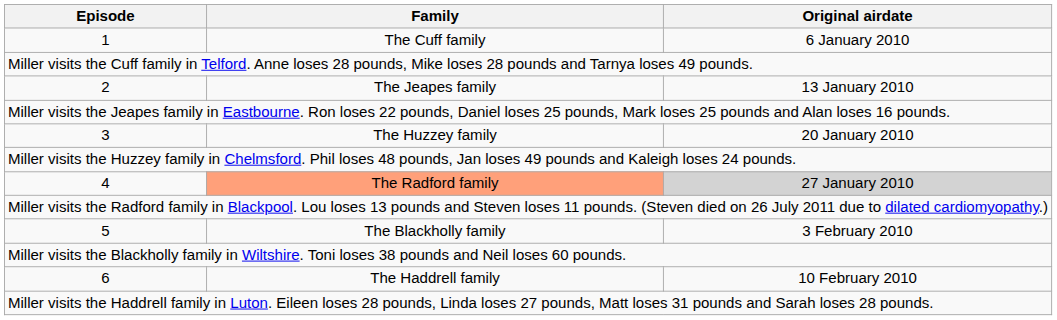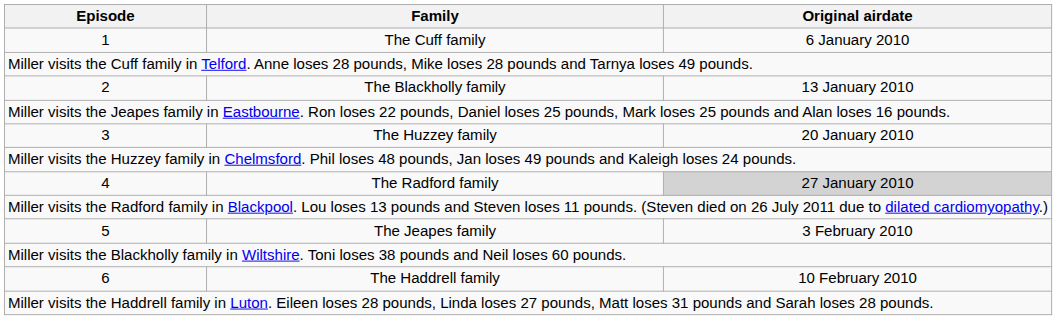(435, 87) The Jeapes family -> (435, 87) The Blackholly family
(435, 183) lightsalmon background -> (435, 183) no background
(435, 231) The Blackholly family -> (435, 231) The Jeapes family
